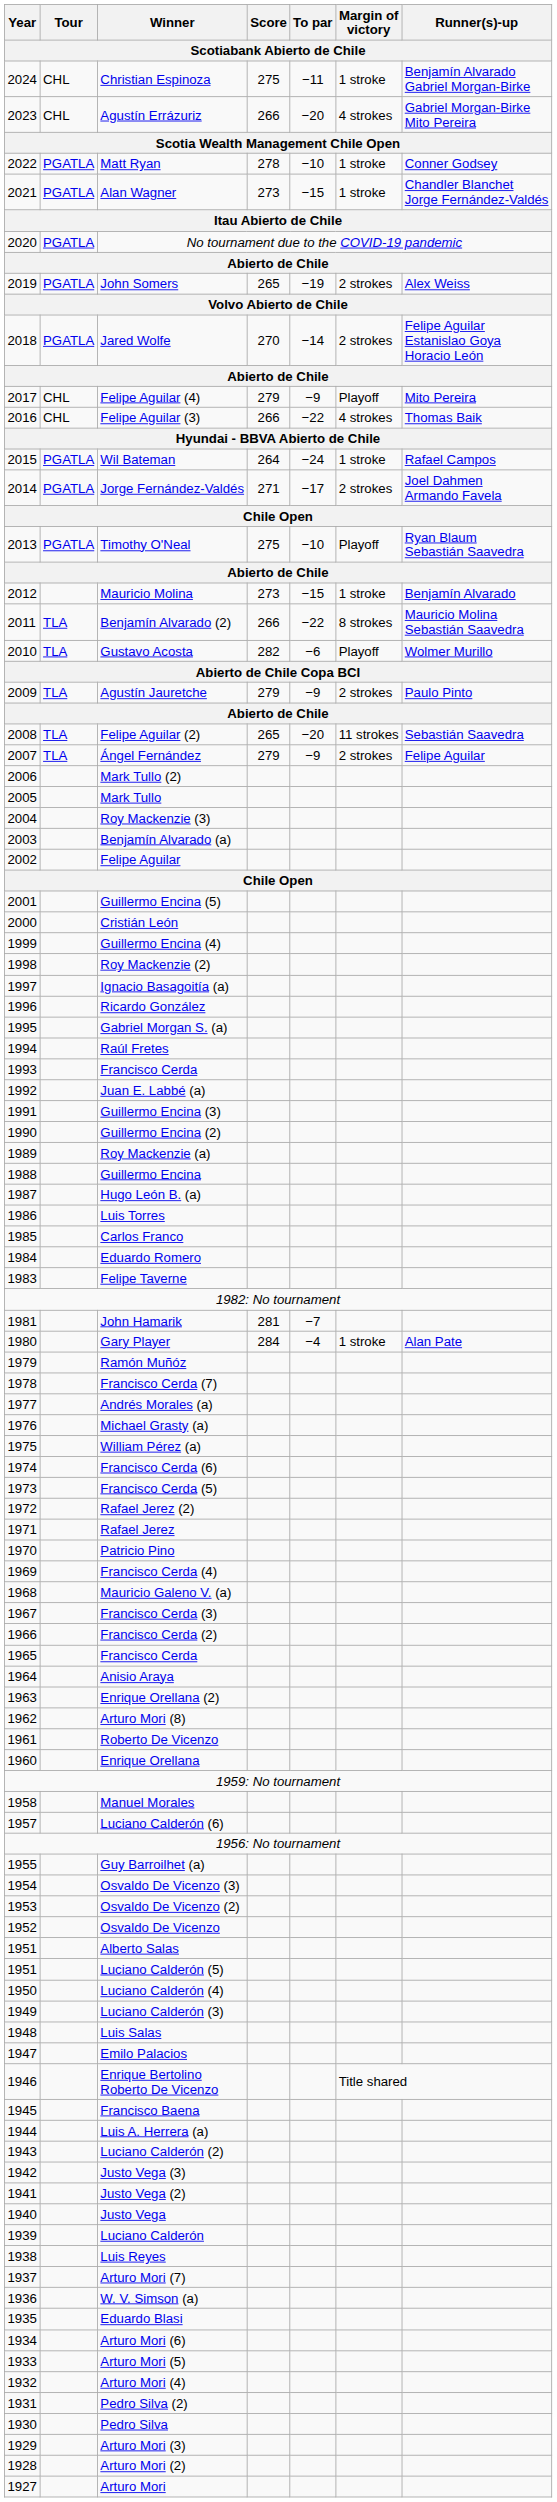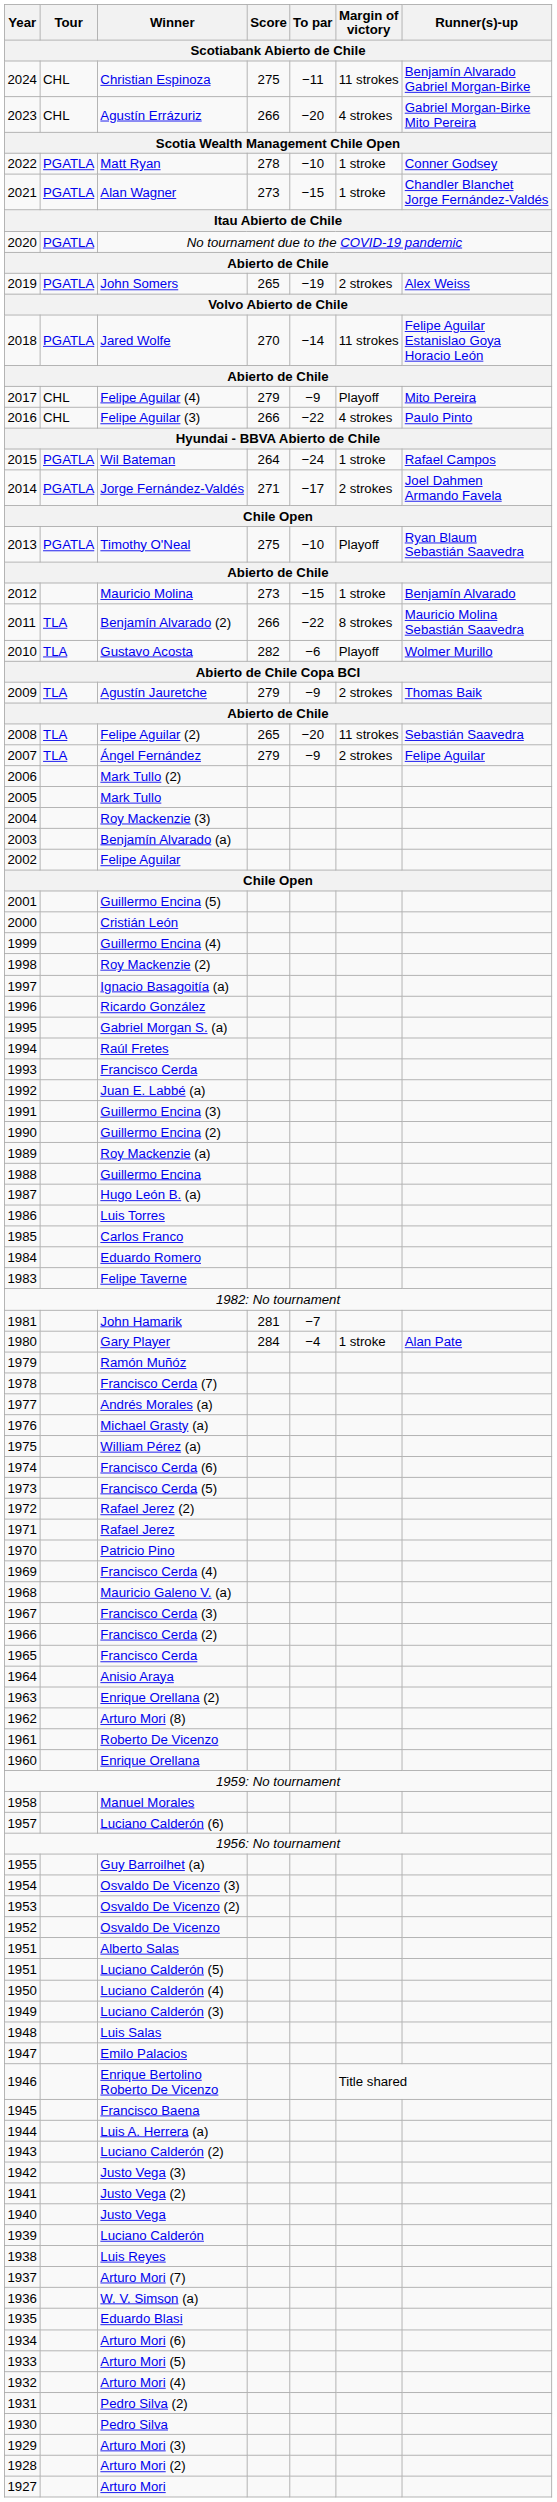(362, 79) 1 stroke -> (369, 79) 11 strokes
(365, 340) 2 strokes -> (369, 340) 11 strokes
(443, 418) Thomas Baik -> (439, 418) Paulo Pinto
(439, 692) Paulo Pinto -> (443, 692) Thomas Baik
